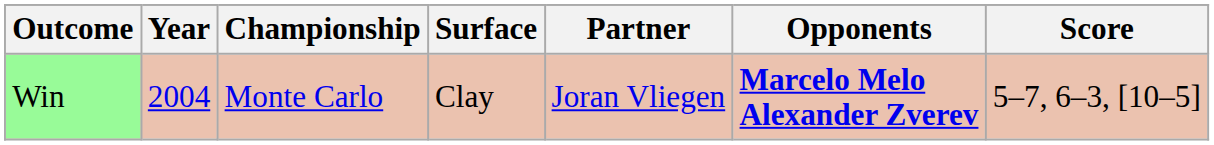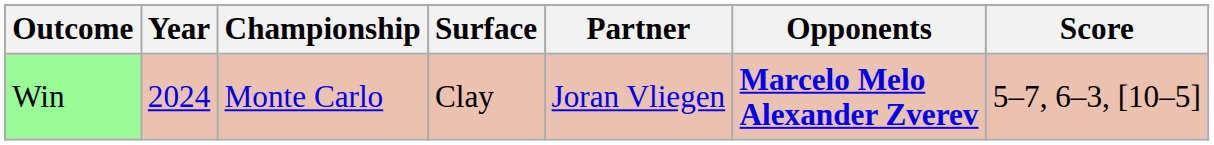(179, 96) 2004 -> (179, 96) 2024
